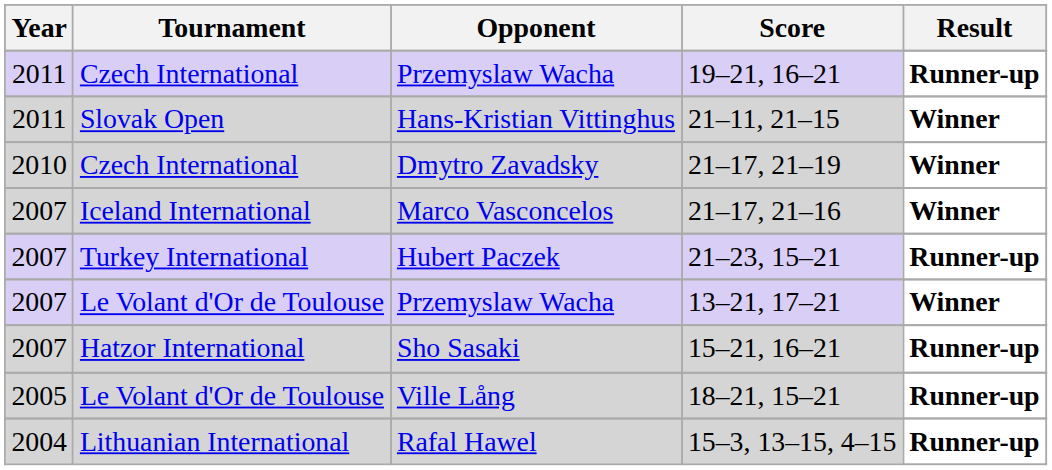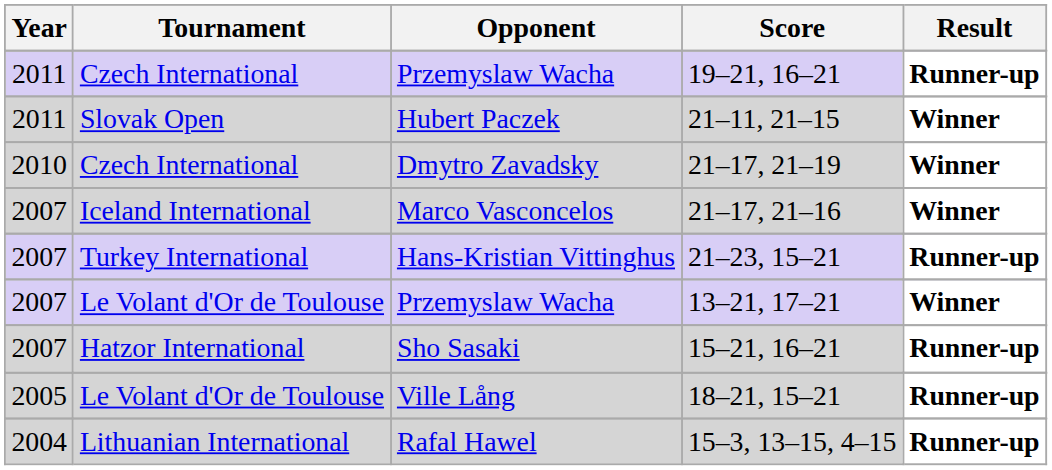(536, 119) Hans-Kristian Vittinghus -> (478, 119) Hubert Paczek
(478, 256) Hubert Paczek -> (536, 256) Hans-Kristian Vittinghus
